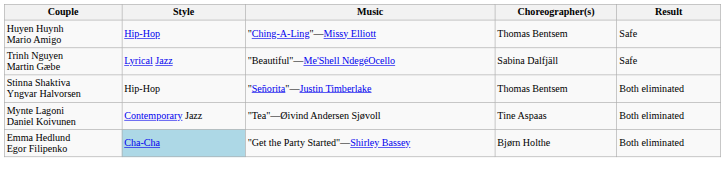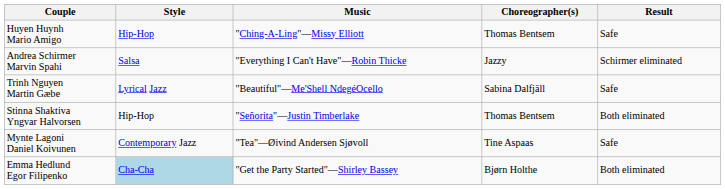+ row: (41, 61)
(652, 116) Both eliminated -> (609, 143) Safe
